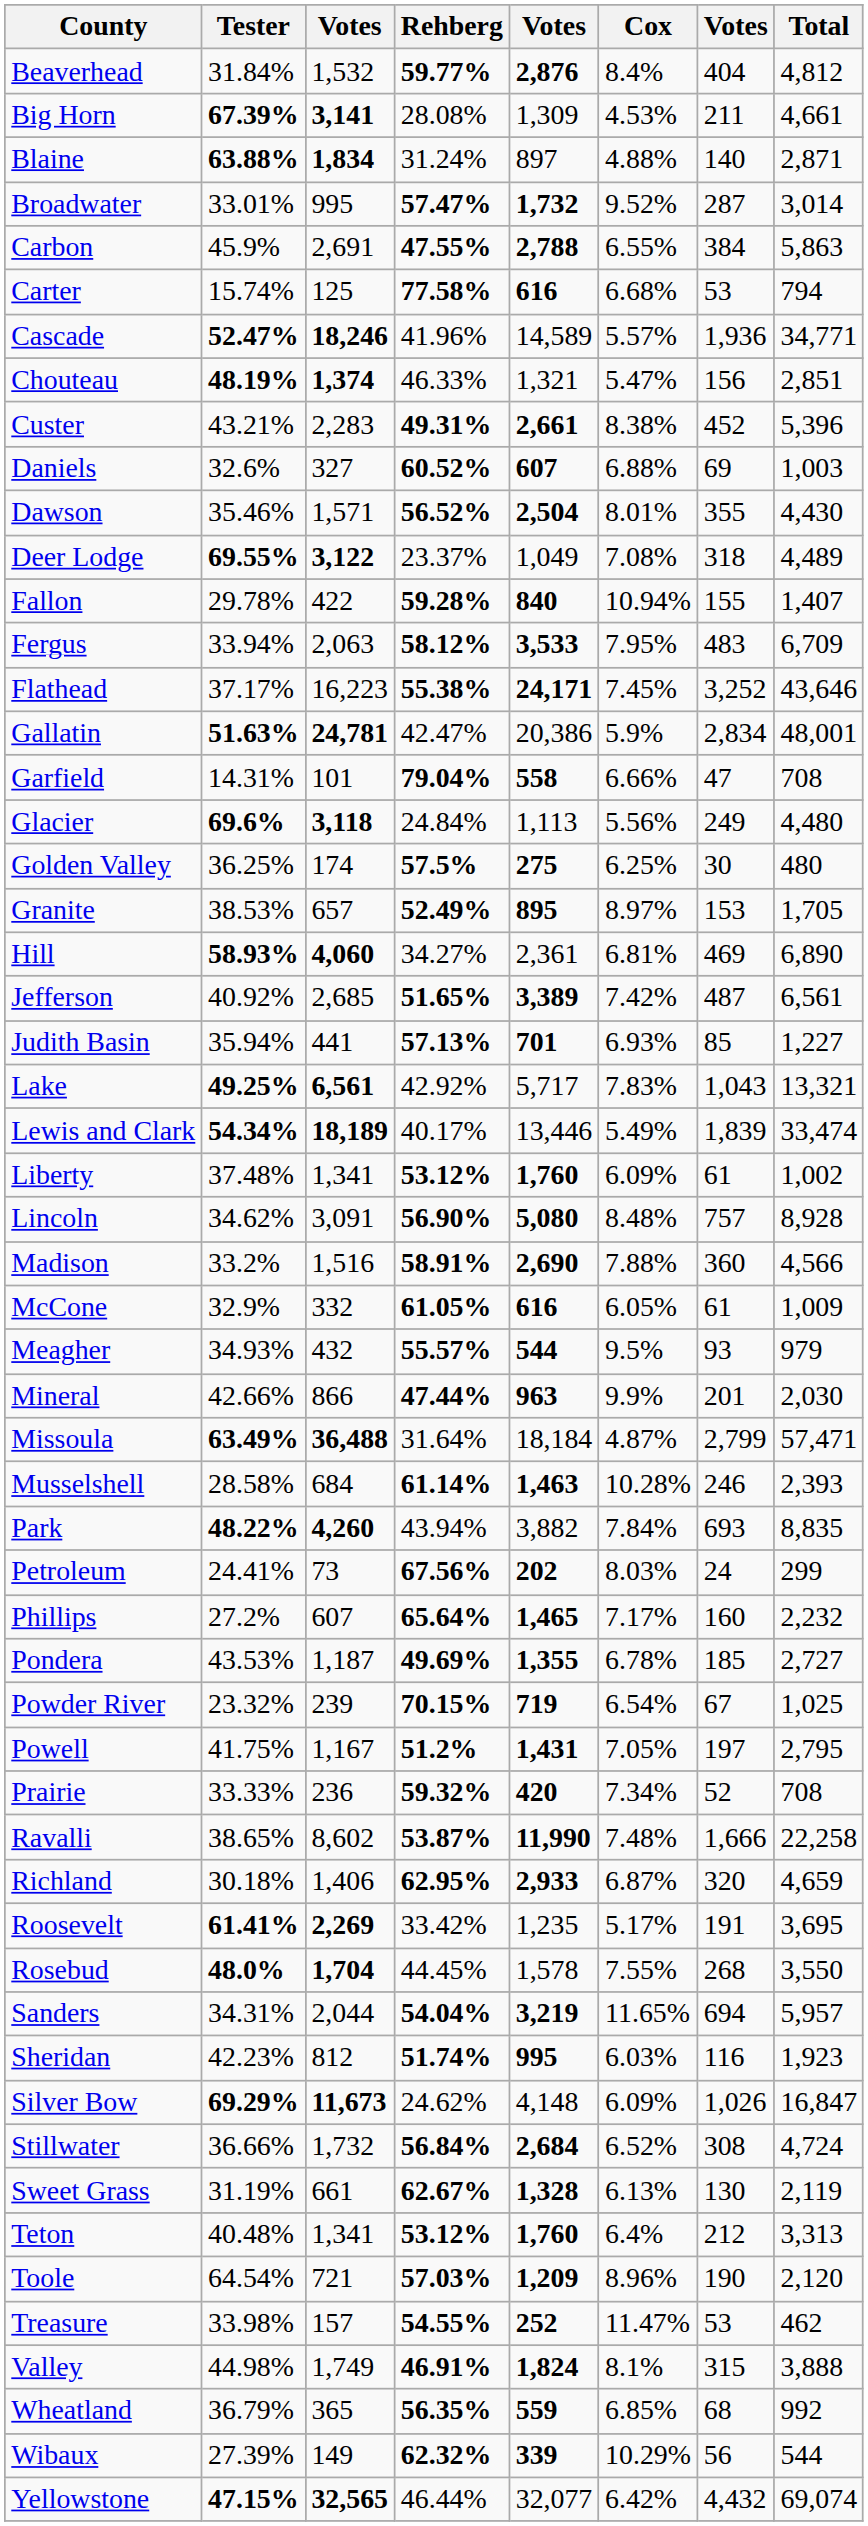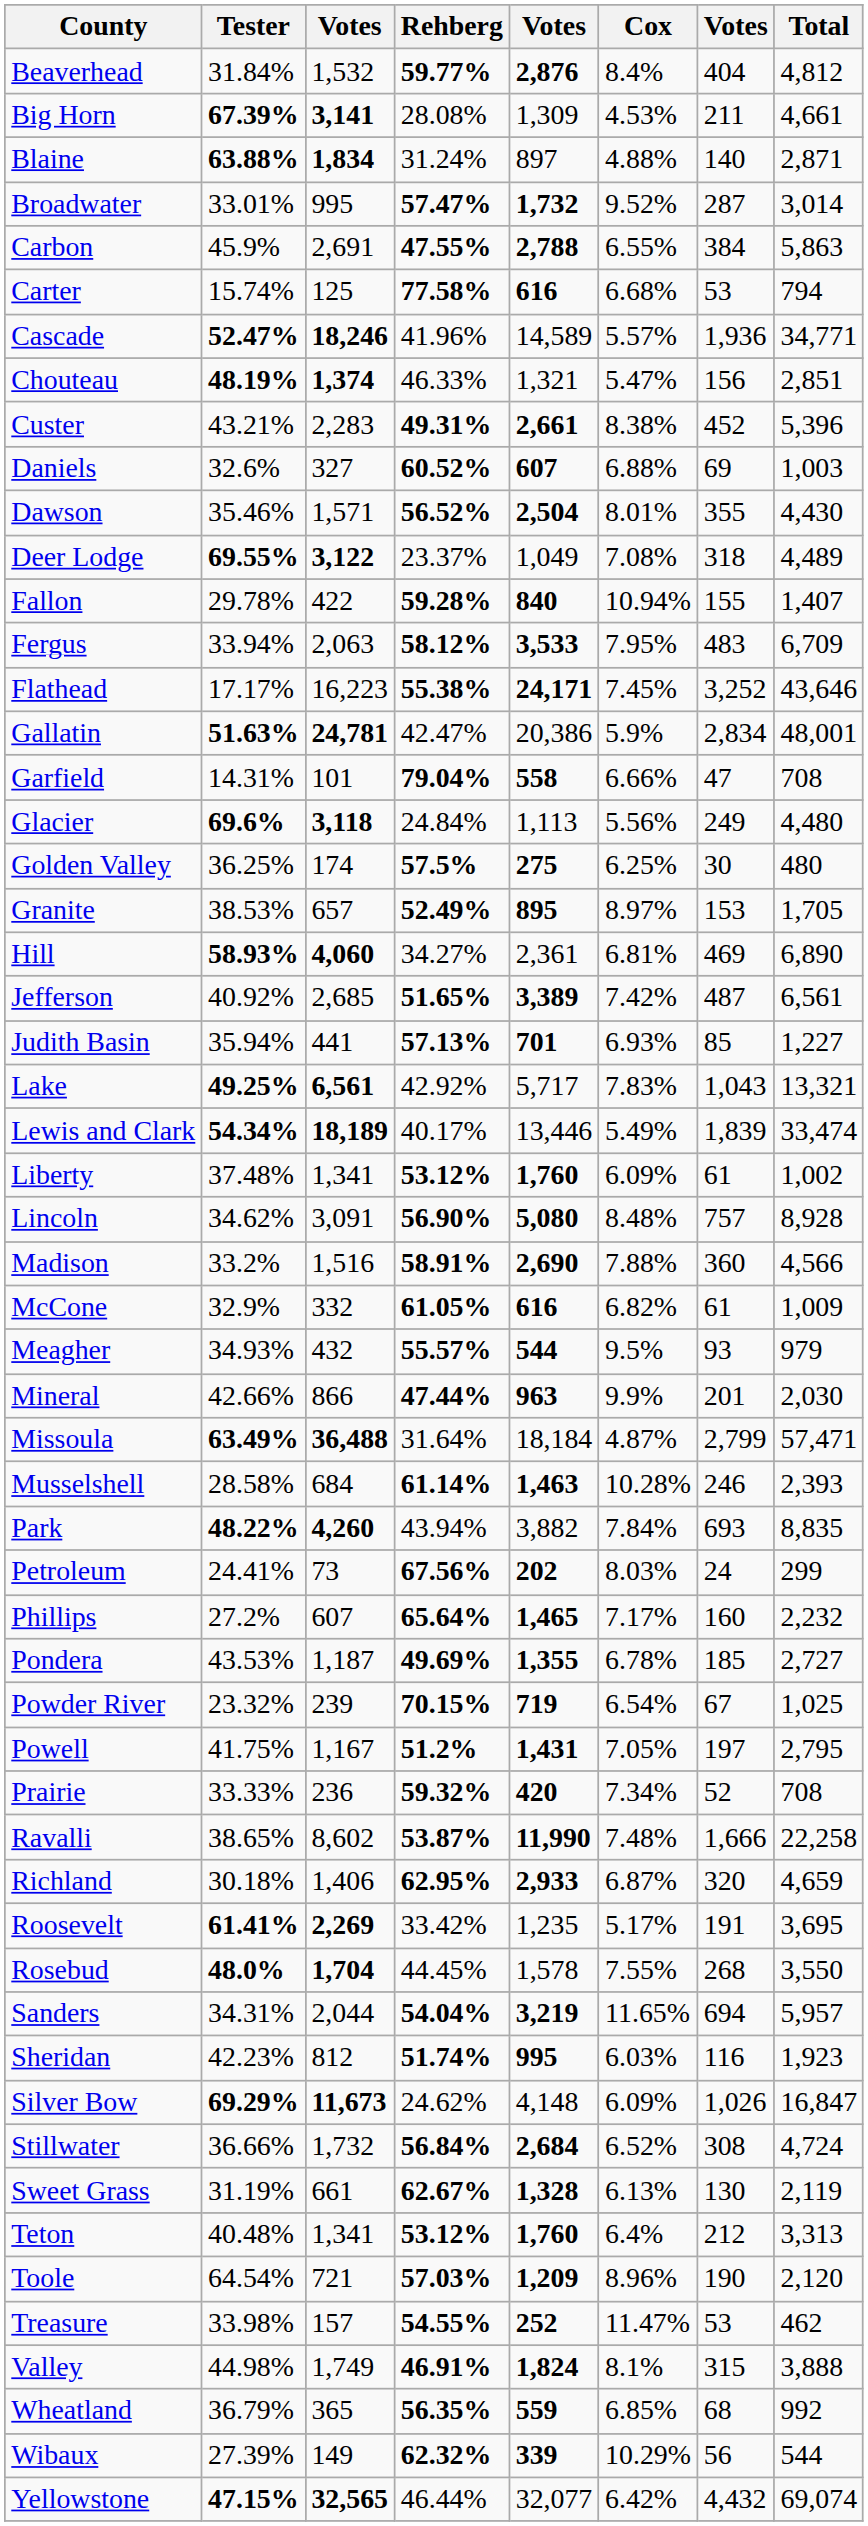(251, 688) 37.17% -> (251, 688) 17.17%
(641, 1306) 6.05% -> (641, 1306) 6.82%
